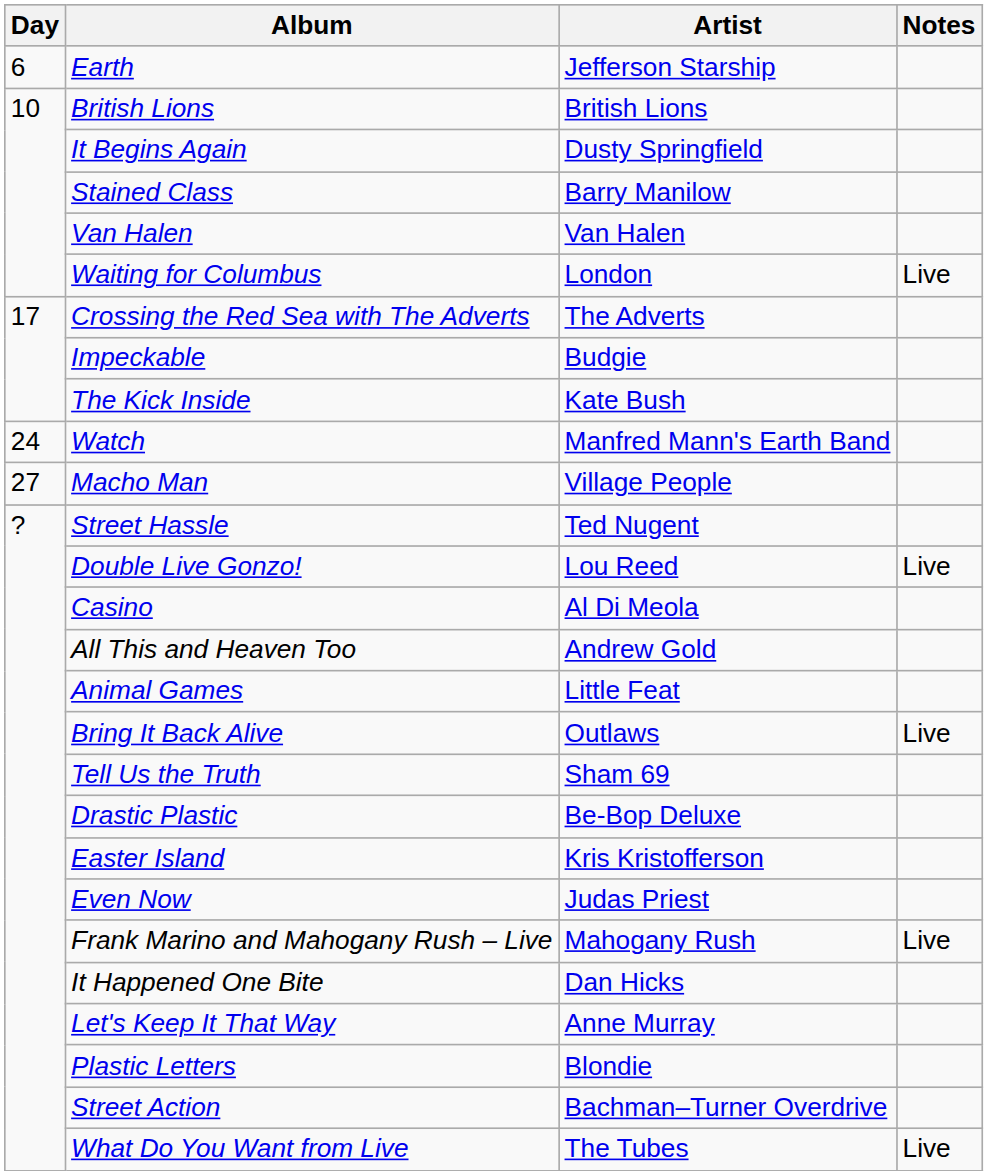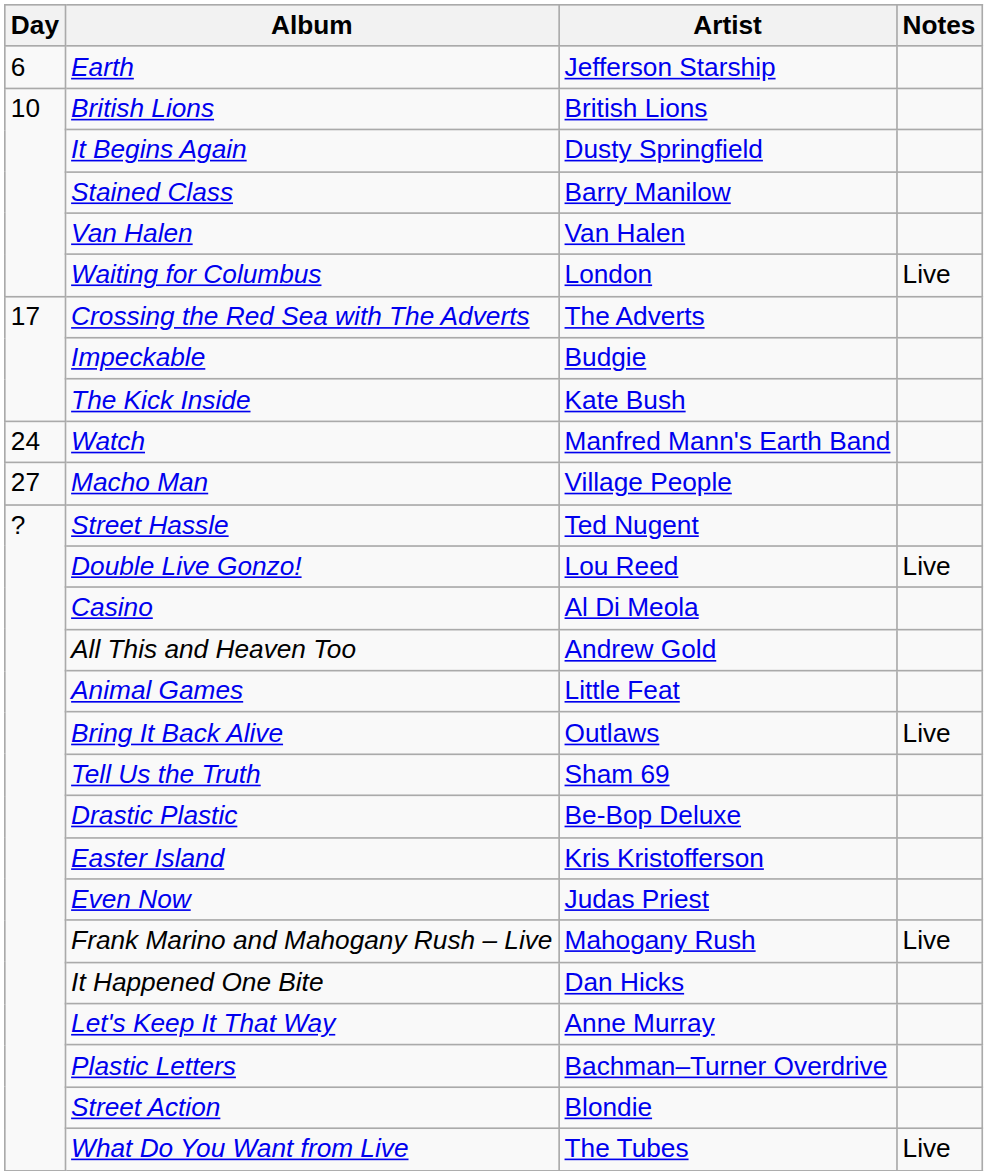(608, 1065) Blondie -> (726, 1065) Bachman–Turner Overdrive
(726, 1107) Bachman–Turner Overdrive -> (608, 1107) Blondie
